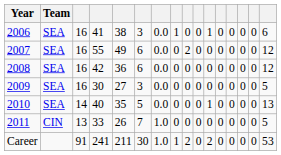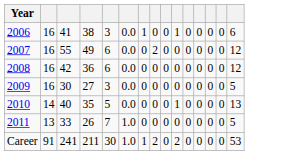- column: (57, 13)
